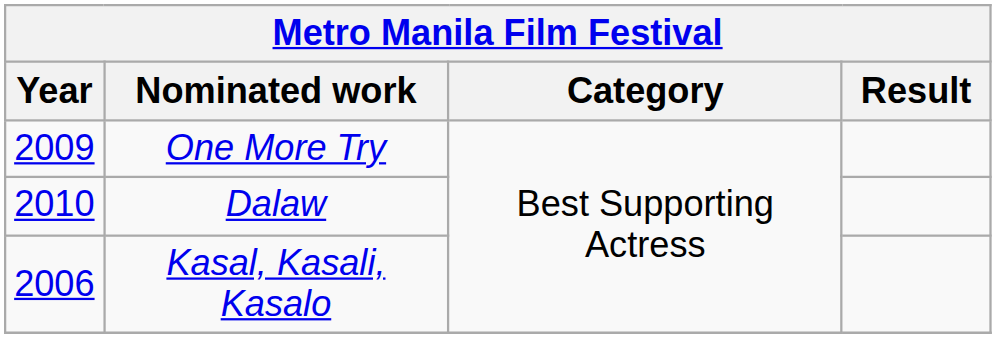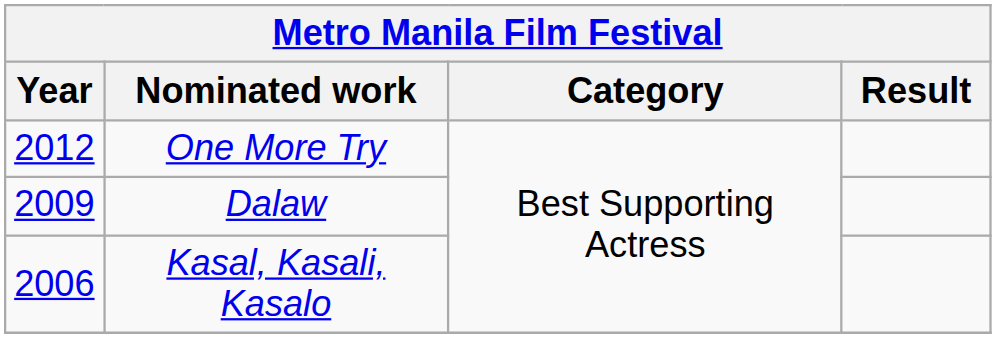(54, 147) 2009 -> (54, 147) 2012
(54, 205) 2010 -> (54, 205) 2009
